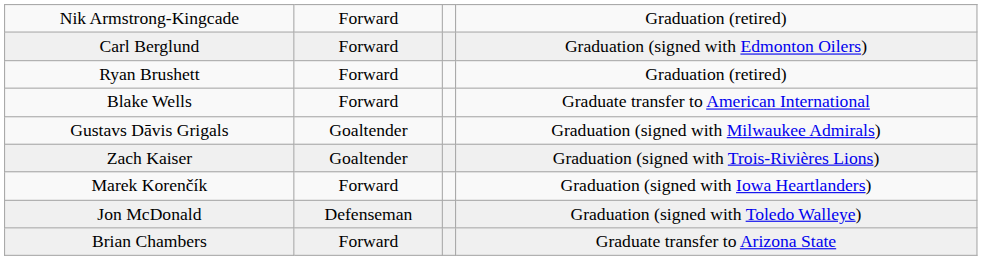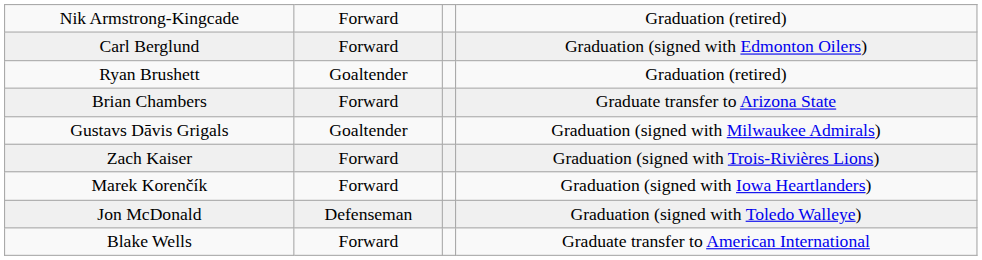(368, 74) Forward -> (368, 74) Goaltender
rows swapped: (149, 241) <-> (149, 102)
(368, 158) Goaltender -> (368, 158) Forward
